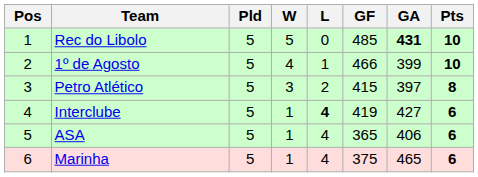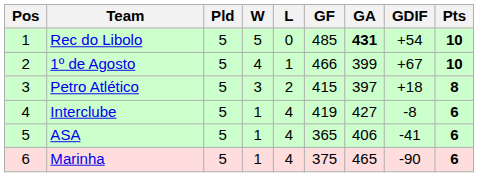+ column: (410, 16)
(325, 111) bold -> (289, 111) normal
